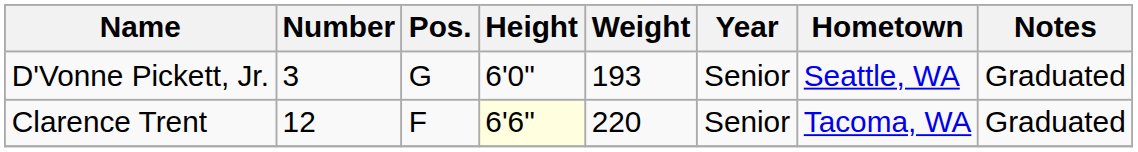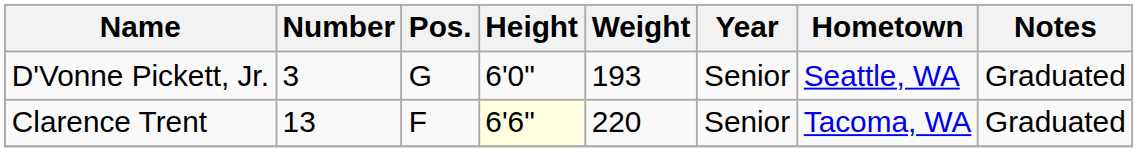(299, 122) 12 -> (299, 122) 13
